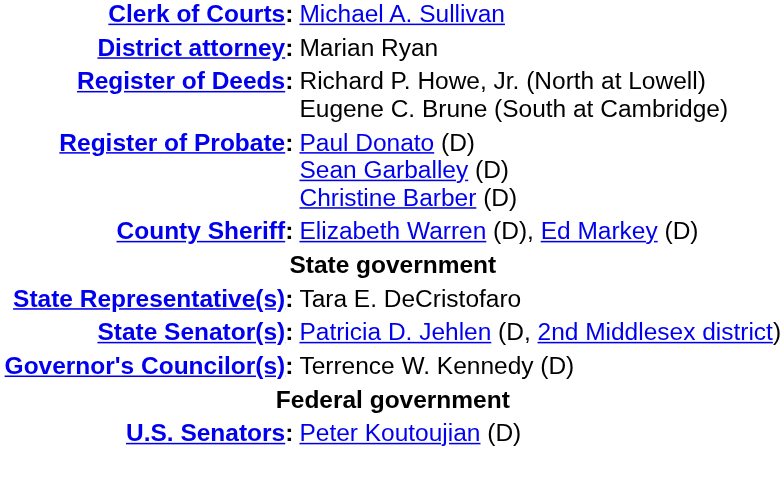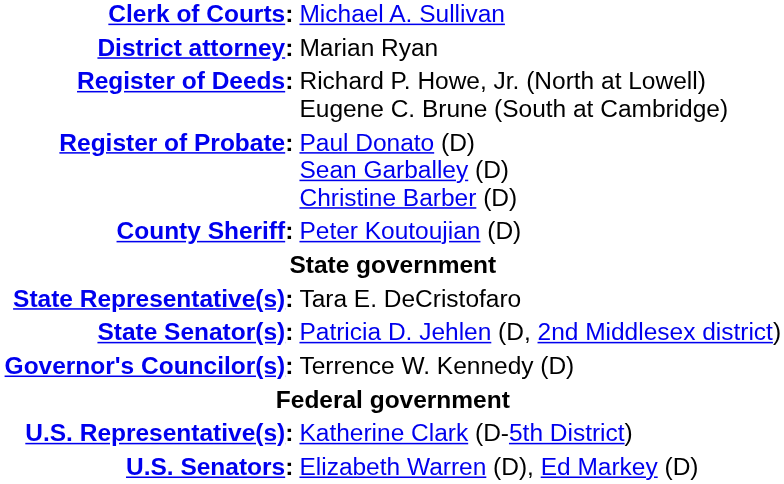(499, 231) Elizabeth Warren (D), Ed Markey (D) -> (410, 231) Peter Koutoujian (D)
+ row: (159, 433)
(410, 433) Peter Koutoujian (D) -> (499, 467) Elizabeth Warren (D), Ed Markey (D)
